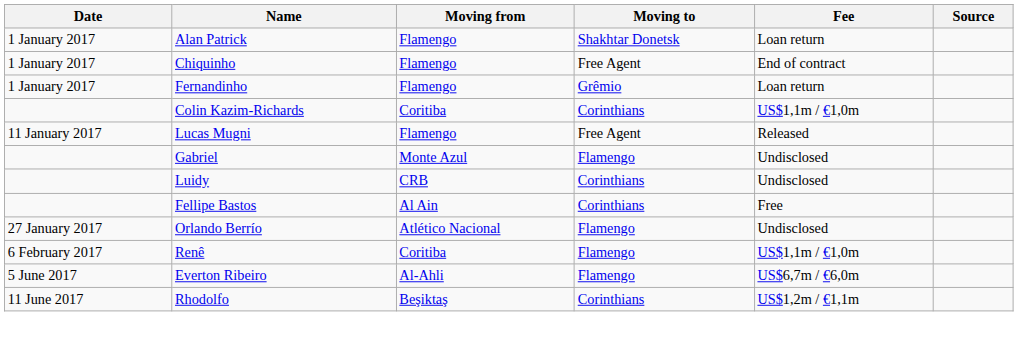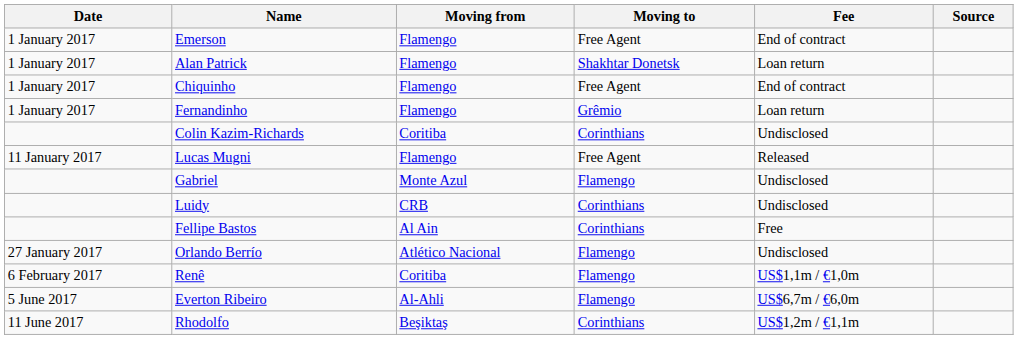+ row: (200, 40)
(808, 110) US$1,1m / €1,0m -> (793, 134) Undisclosed
